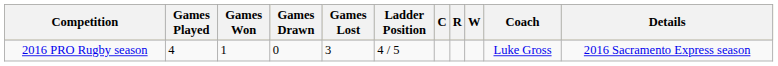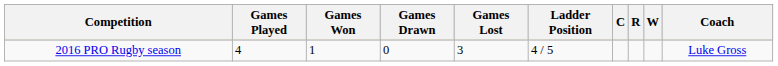- column: (667, 22)
